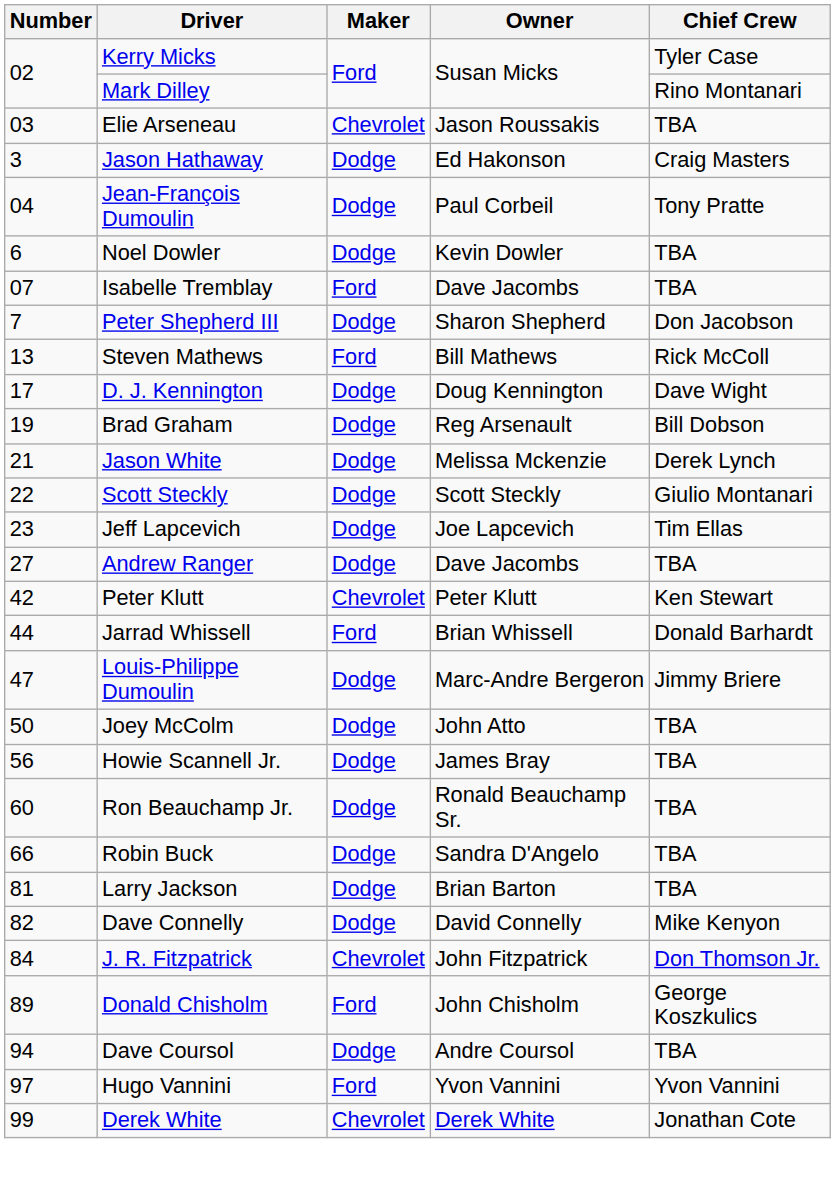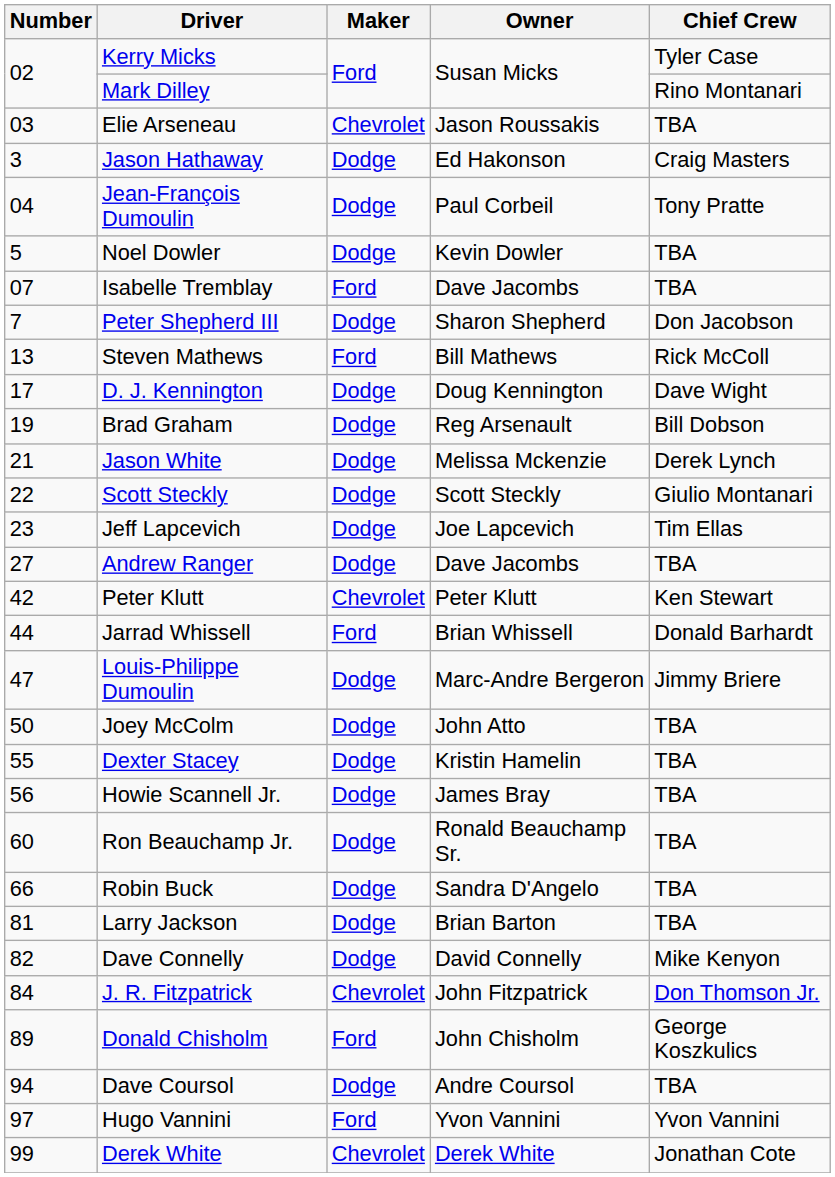(16, 253) 6 -> (16, 253) 5
+ row: (170, 760)
